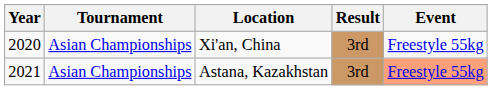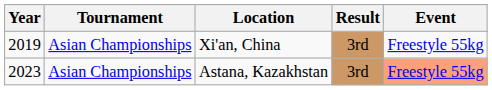(25, 44) 2020 -> (25, 44) 2019
(25, 71) 2021 -> (25, 71) 2023
